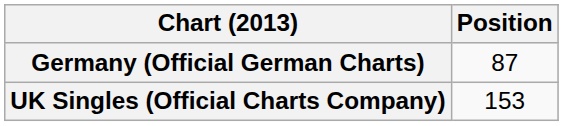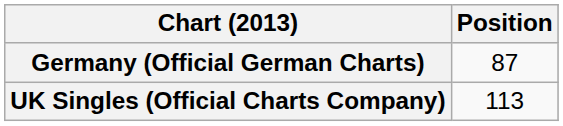(505, 100) 153 -> (505, 100) 113
